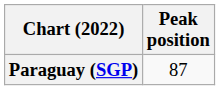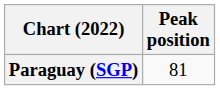(178, 69) 87 -> (178, 69) 81
